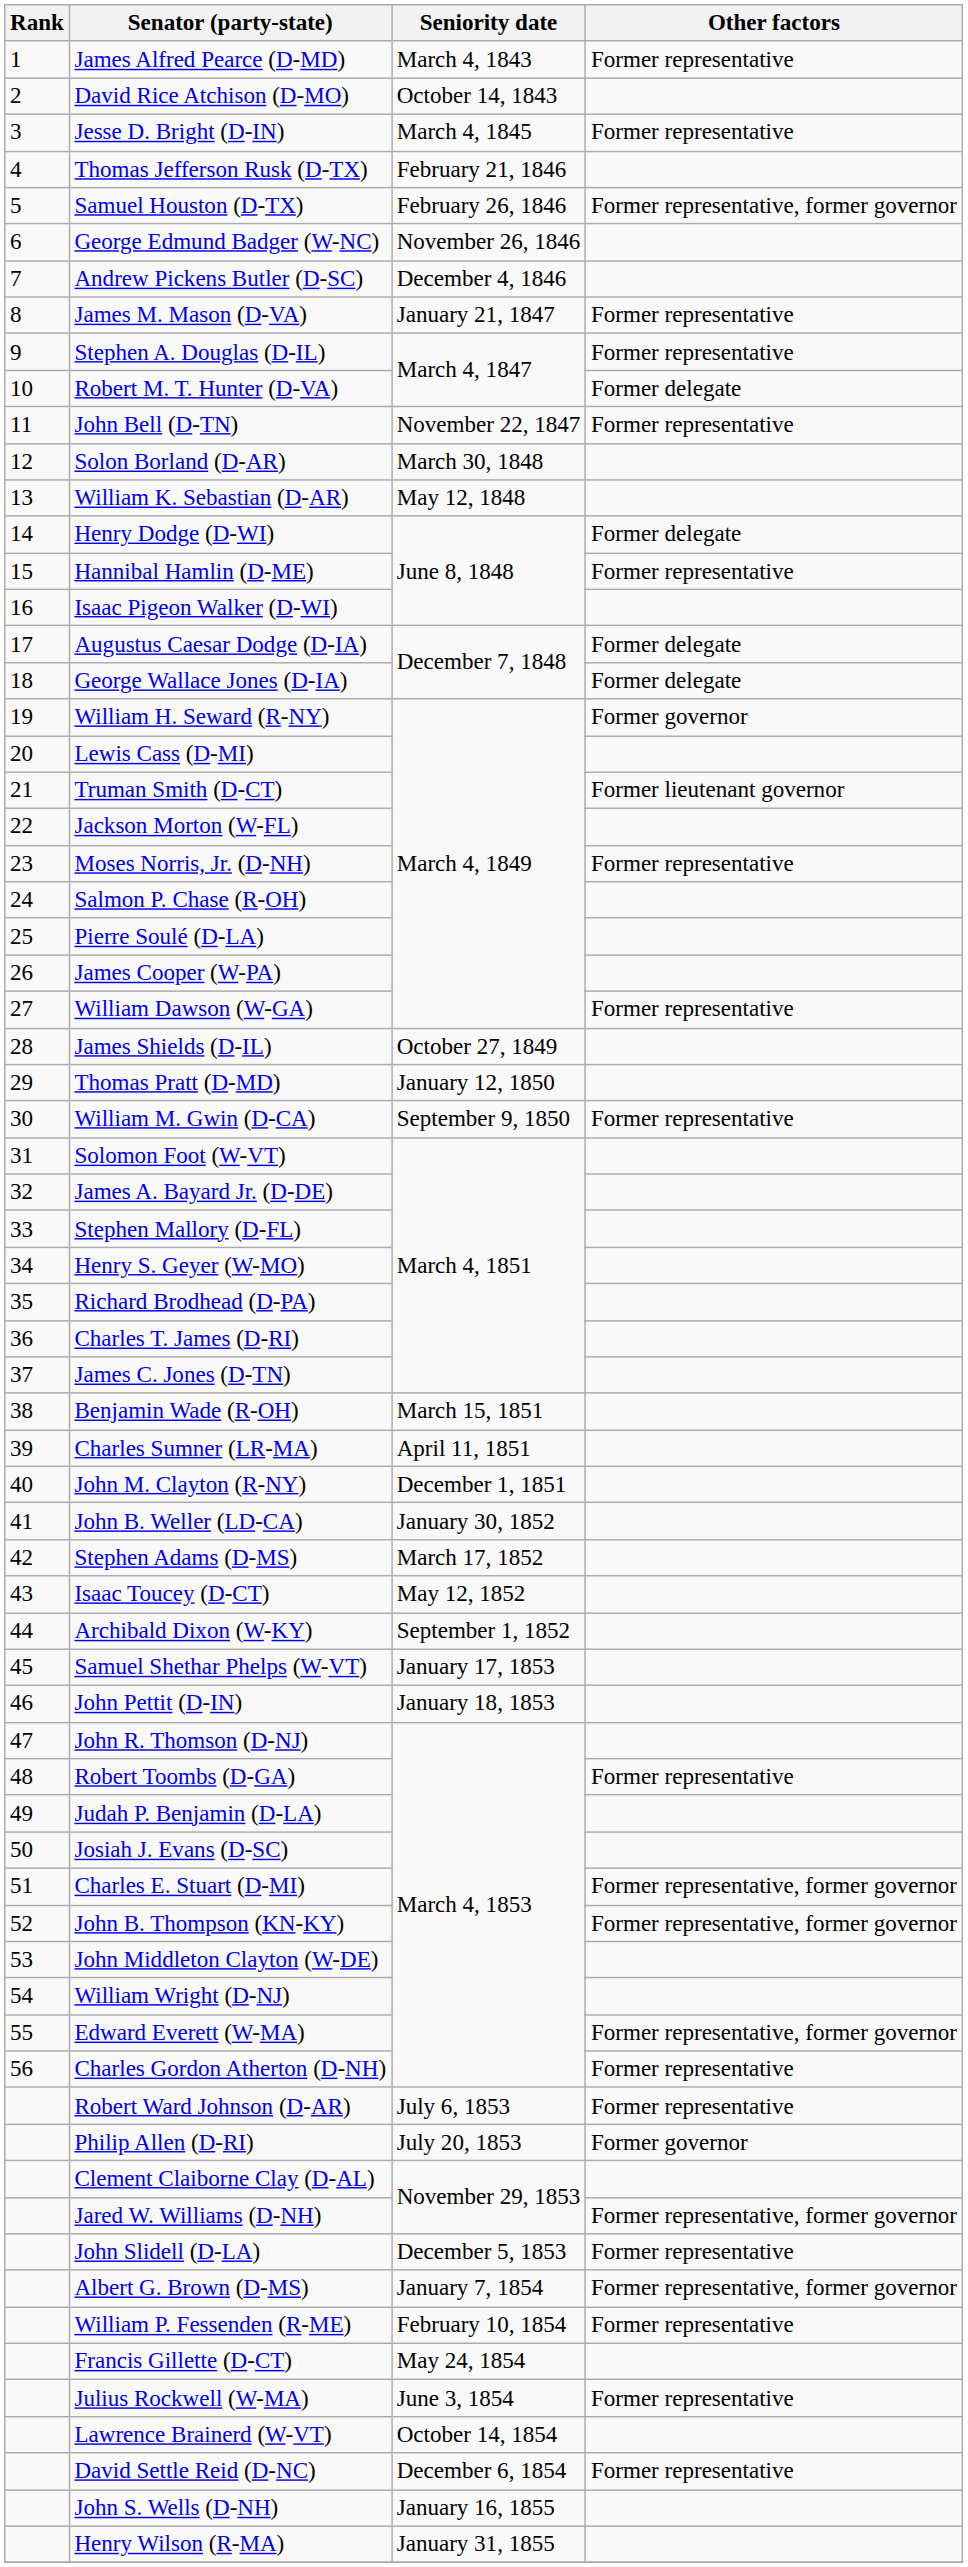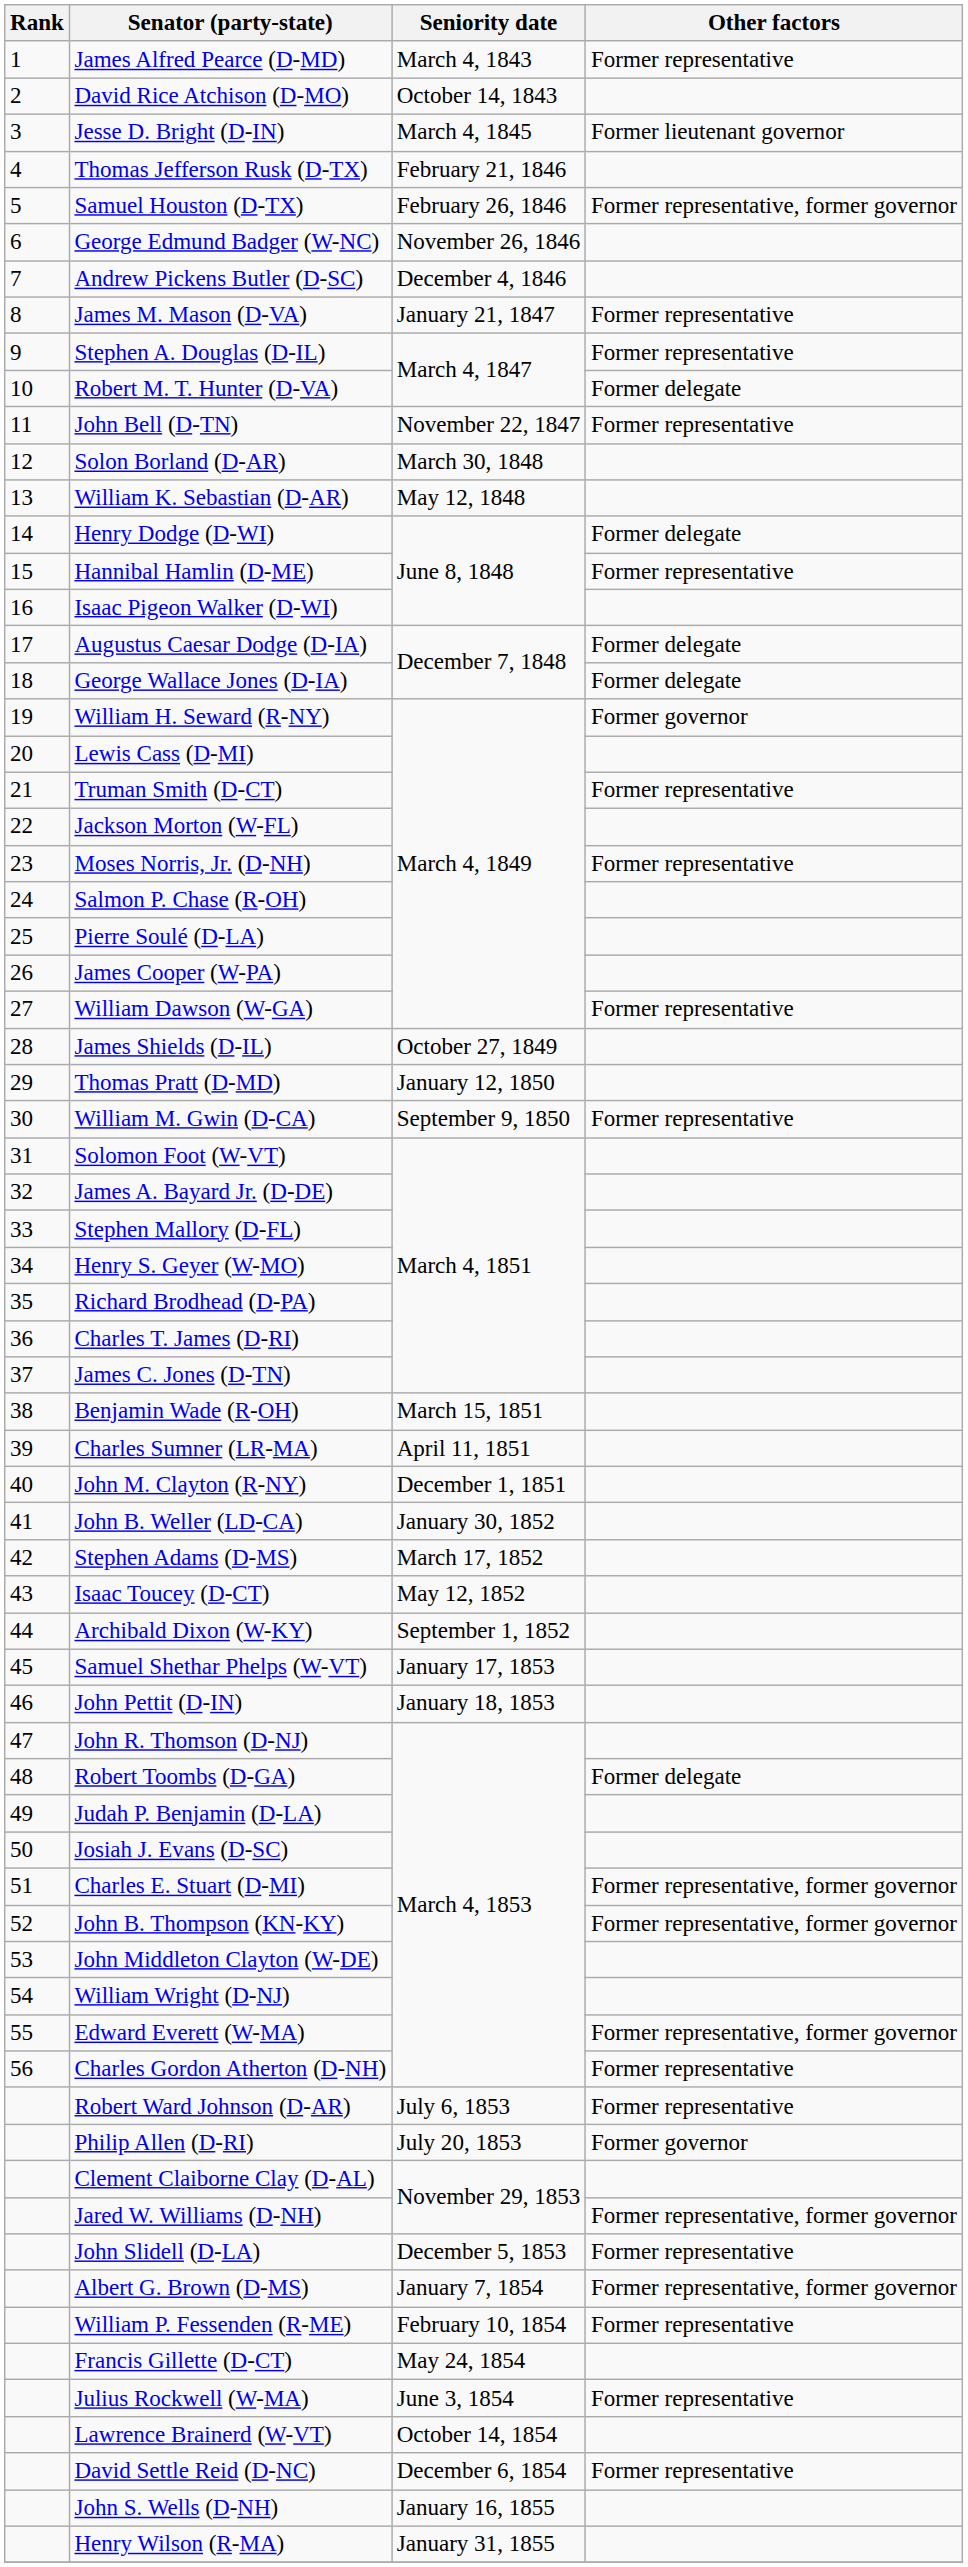(692, 132) Former representative -> (718, 132) Former lieutenant governor
(718, 790) Former lieutenant governor -> (692, 790) Former representative
(692, 1776) Former representative -> (666, 1776) Former delegate
